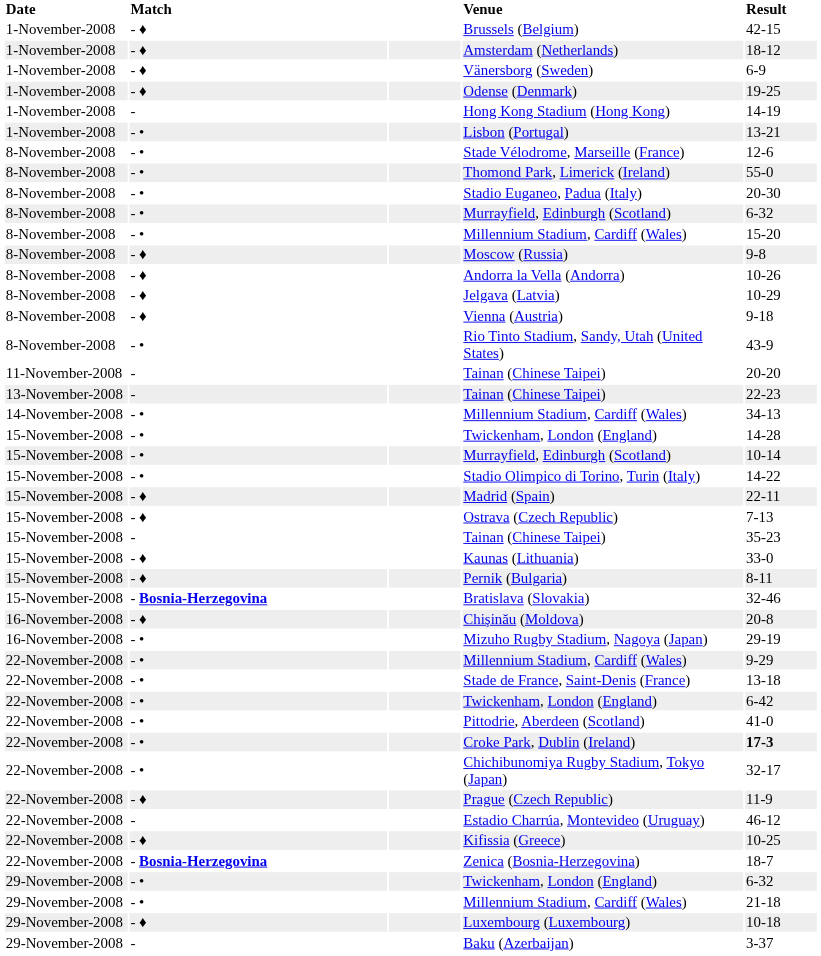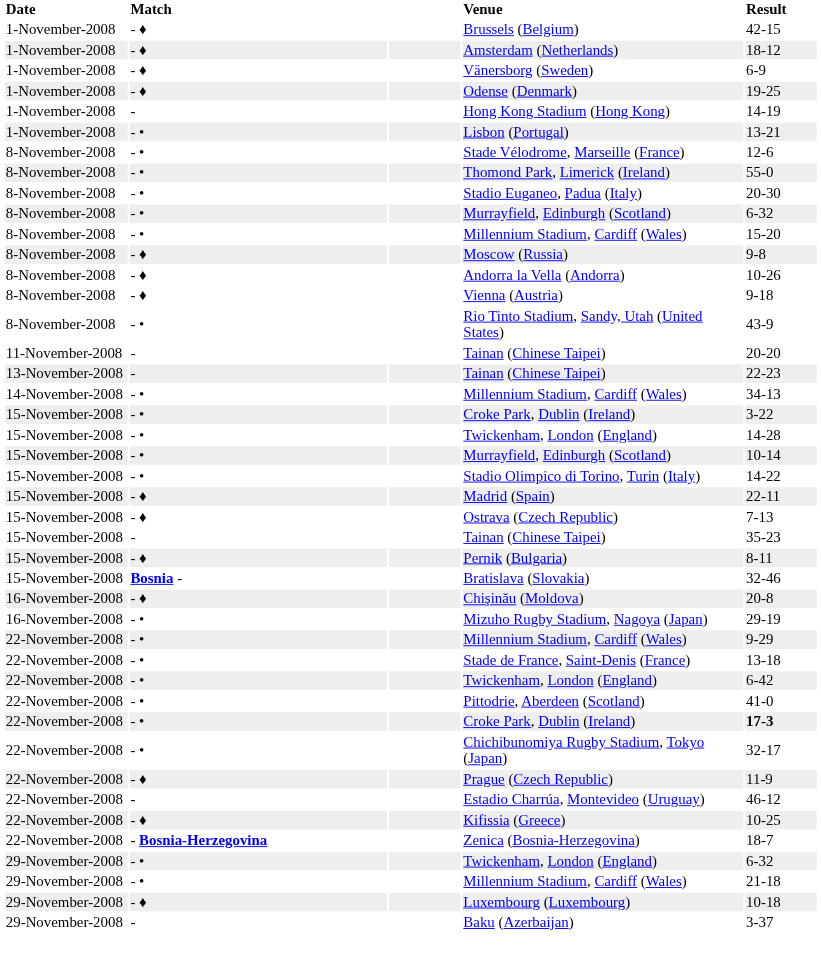- row: (61, 295)
+ row: (64, 414)
- row: (64, 557)
(199, 598) - Bosnia-Herzegovina -> (156, 578) Bosnia -
